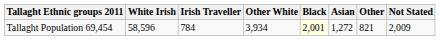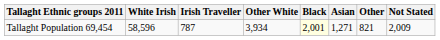(188, 27) 784 -> (188, 27) 787
(342, 27) 1,272 -> (342, 27) 1,271
